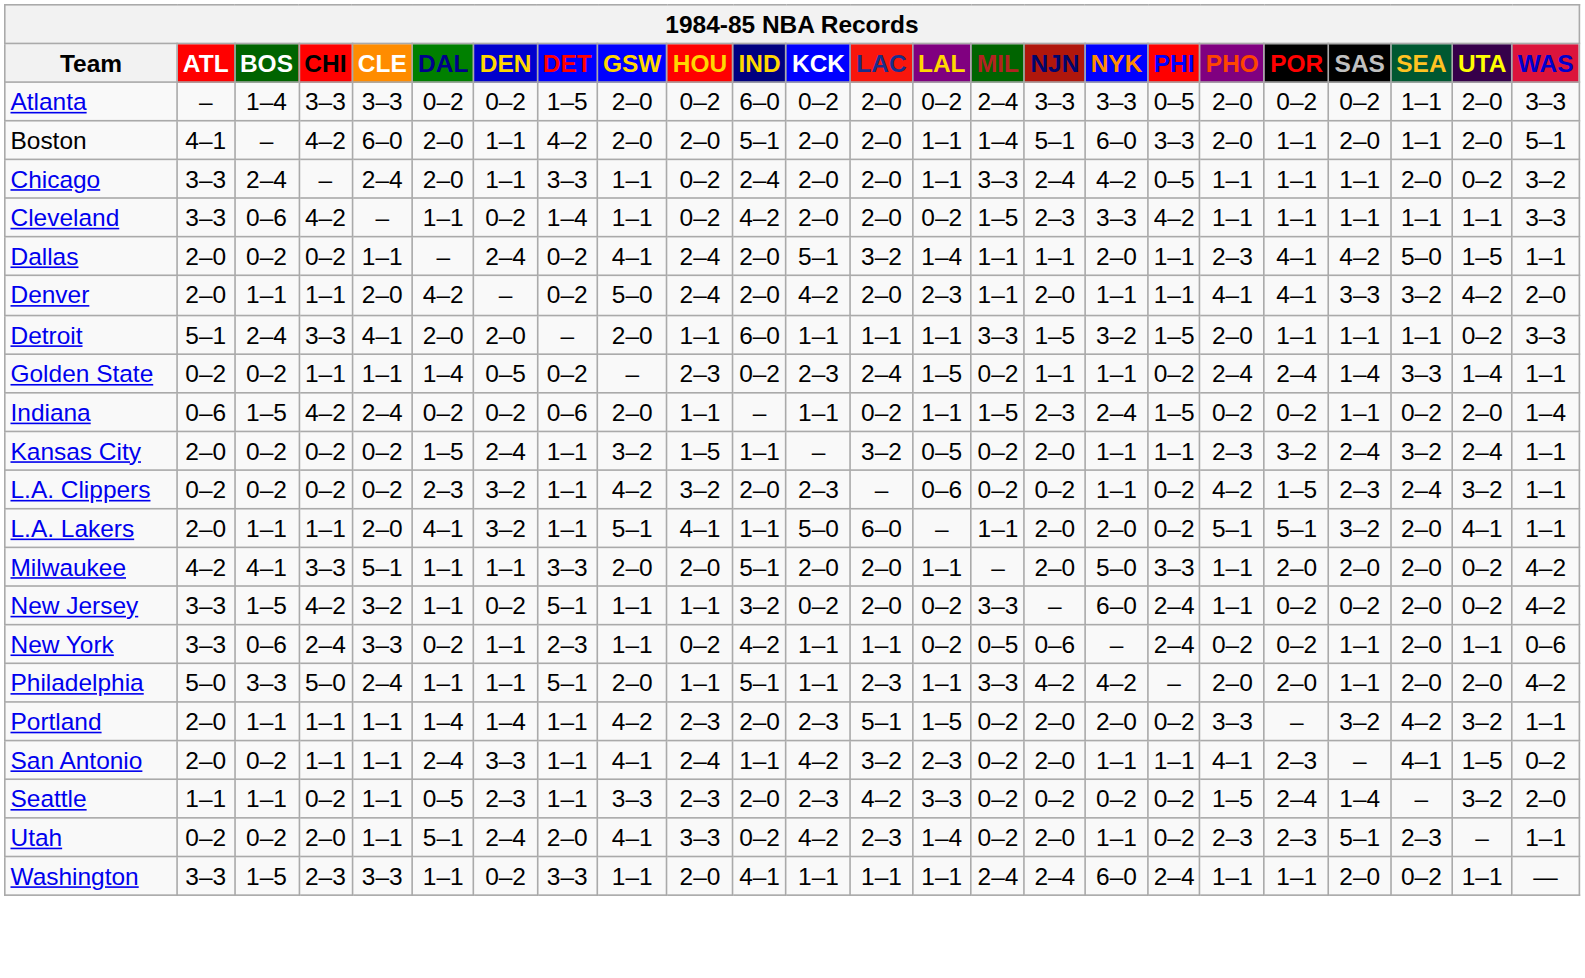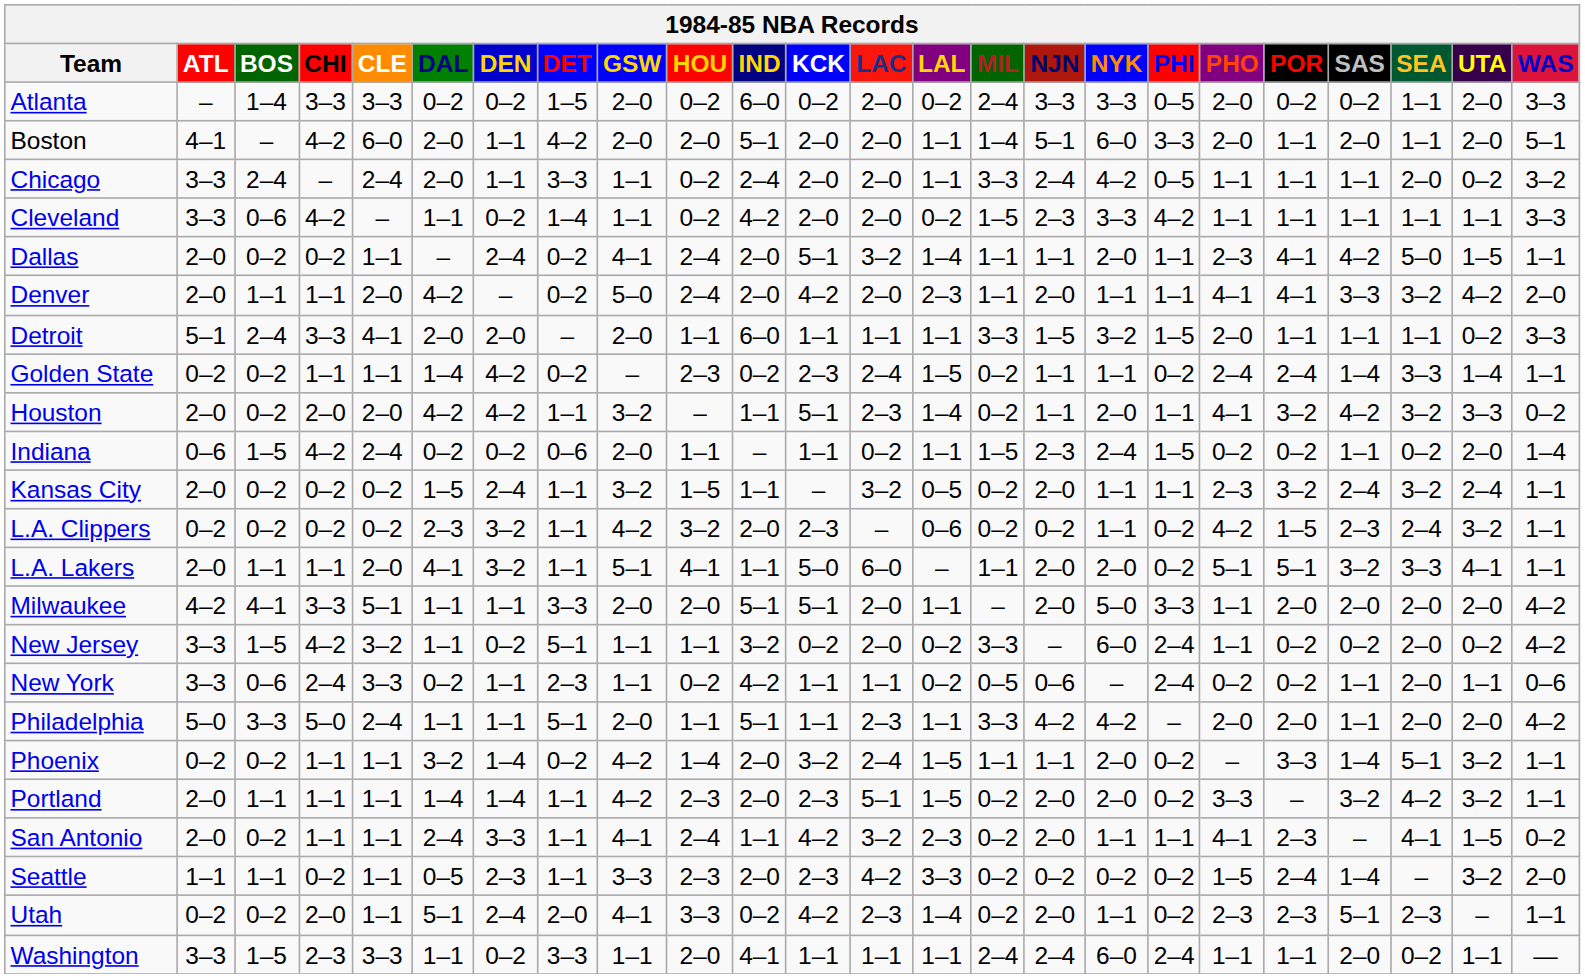(506, 373) 0–5 -> (506, 373) 4–2
+ row: (56, 412)
(1421, 528) 2–0 -> (1421, 567) 3–3
(818, 567) 2–0 -> (818, 605) 5–1
(1482, 567) 0–2 -> (1482, 605) 2–0
+ row: (55, 760)
